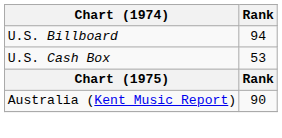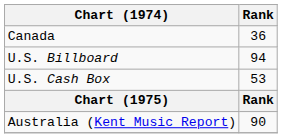+ row: (31, 37)
